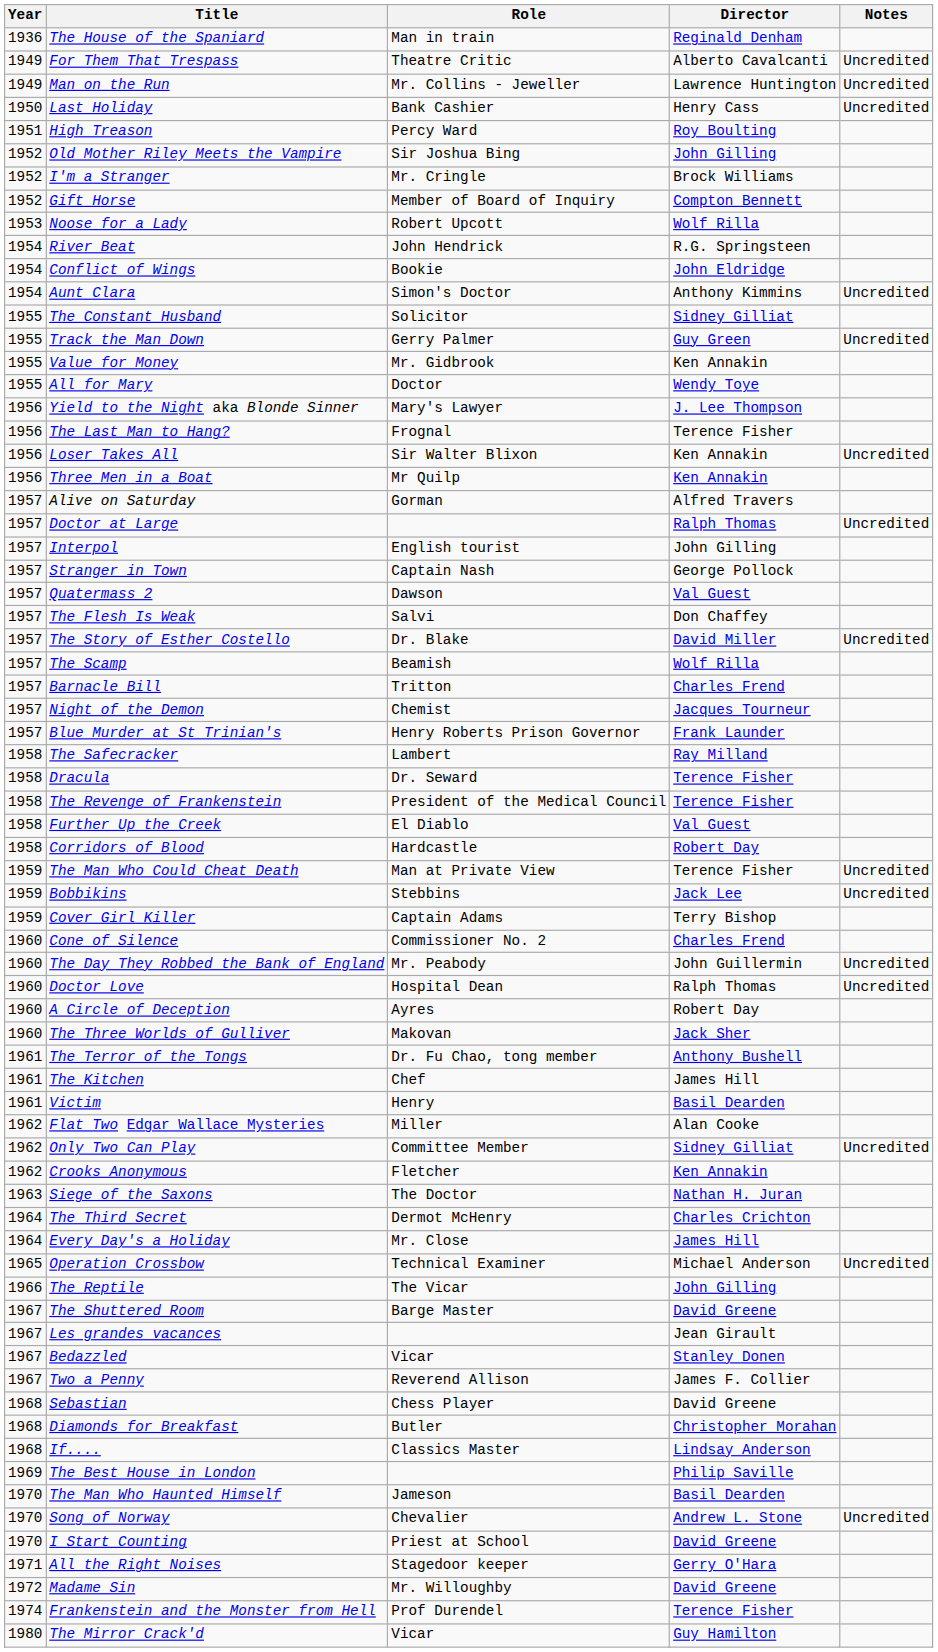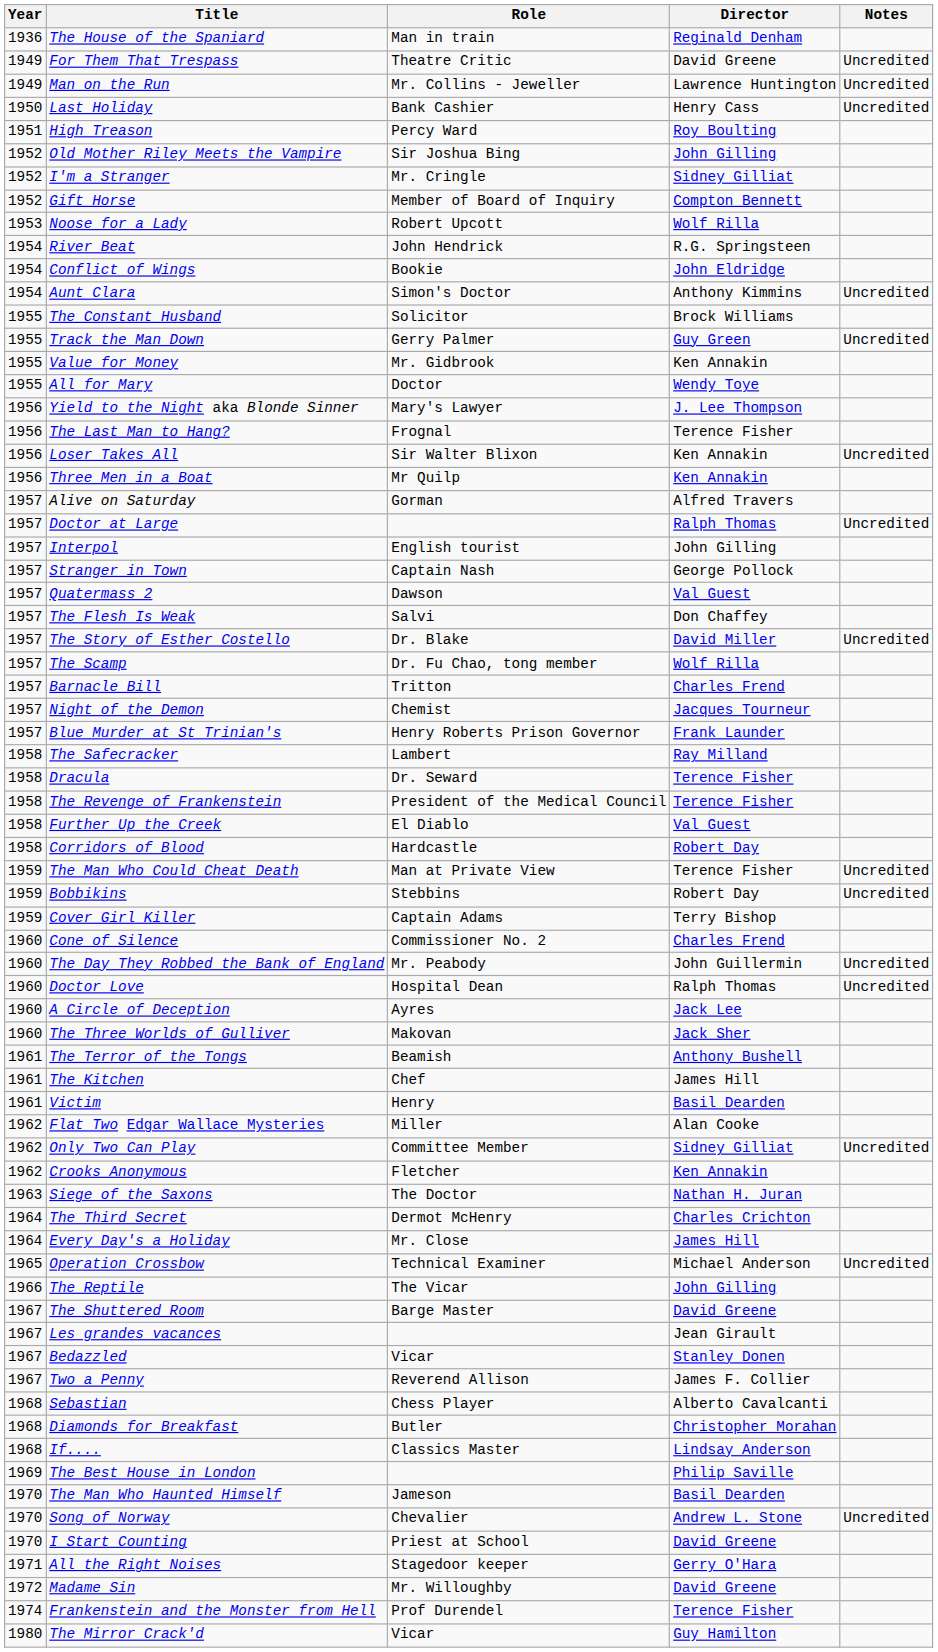(751, 63) Alberto Cavalcanti -> (725, 63) David Greene
(733, 178) Brock Williams -> (733, 178) Sidney Gilliat
(733, 317) Sidney Gilliat -> (733, 317) Brock Williams
(421, 664) Beamish -> (494, 664) Dr. Fu Chao, tong member
(708, 895) Jack Lee -> (716, 895) Robert Day
(716, 1011) Robert Day -> (708, 1011) Jack Lee
(494, 1057) Dr. Fu Chao, tong member -> (421, 1057) Beamish
(725, 1404) David Greene -> (751, 1404) Alberto Cavalcanti
